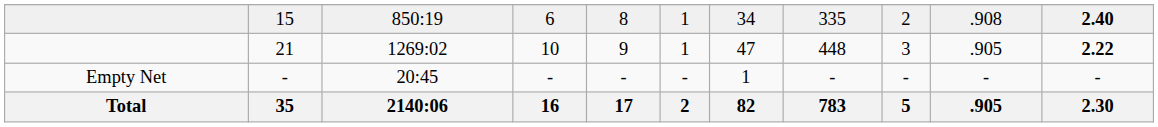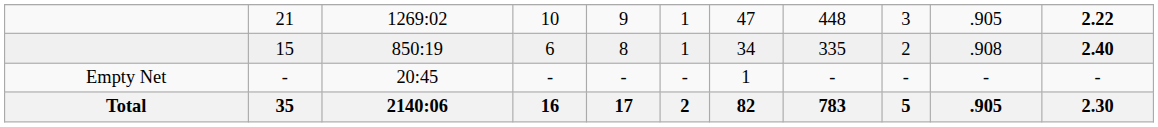rows swapped: (285, 48) <-> (285, 19)
